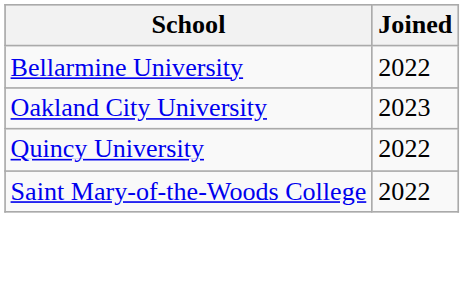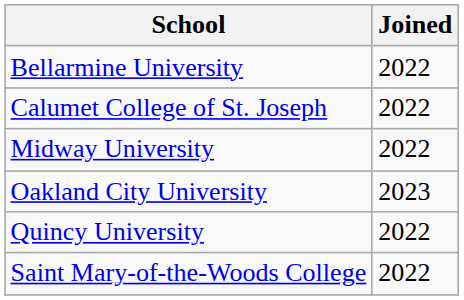+ row: (169, 107)
+ row: (112, 149)
